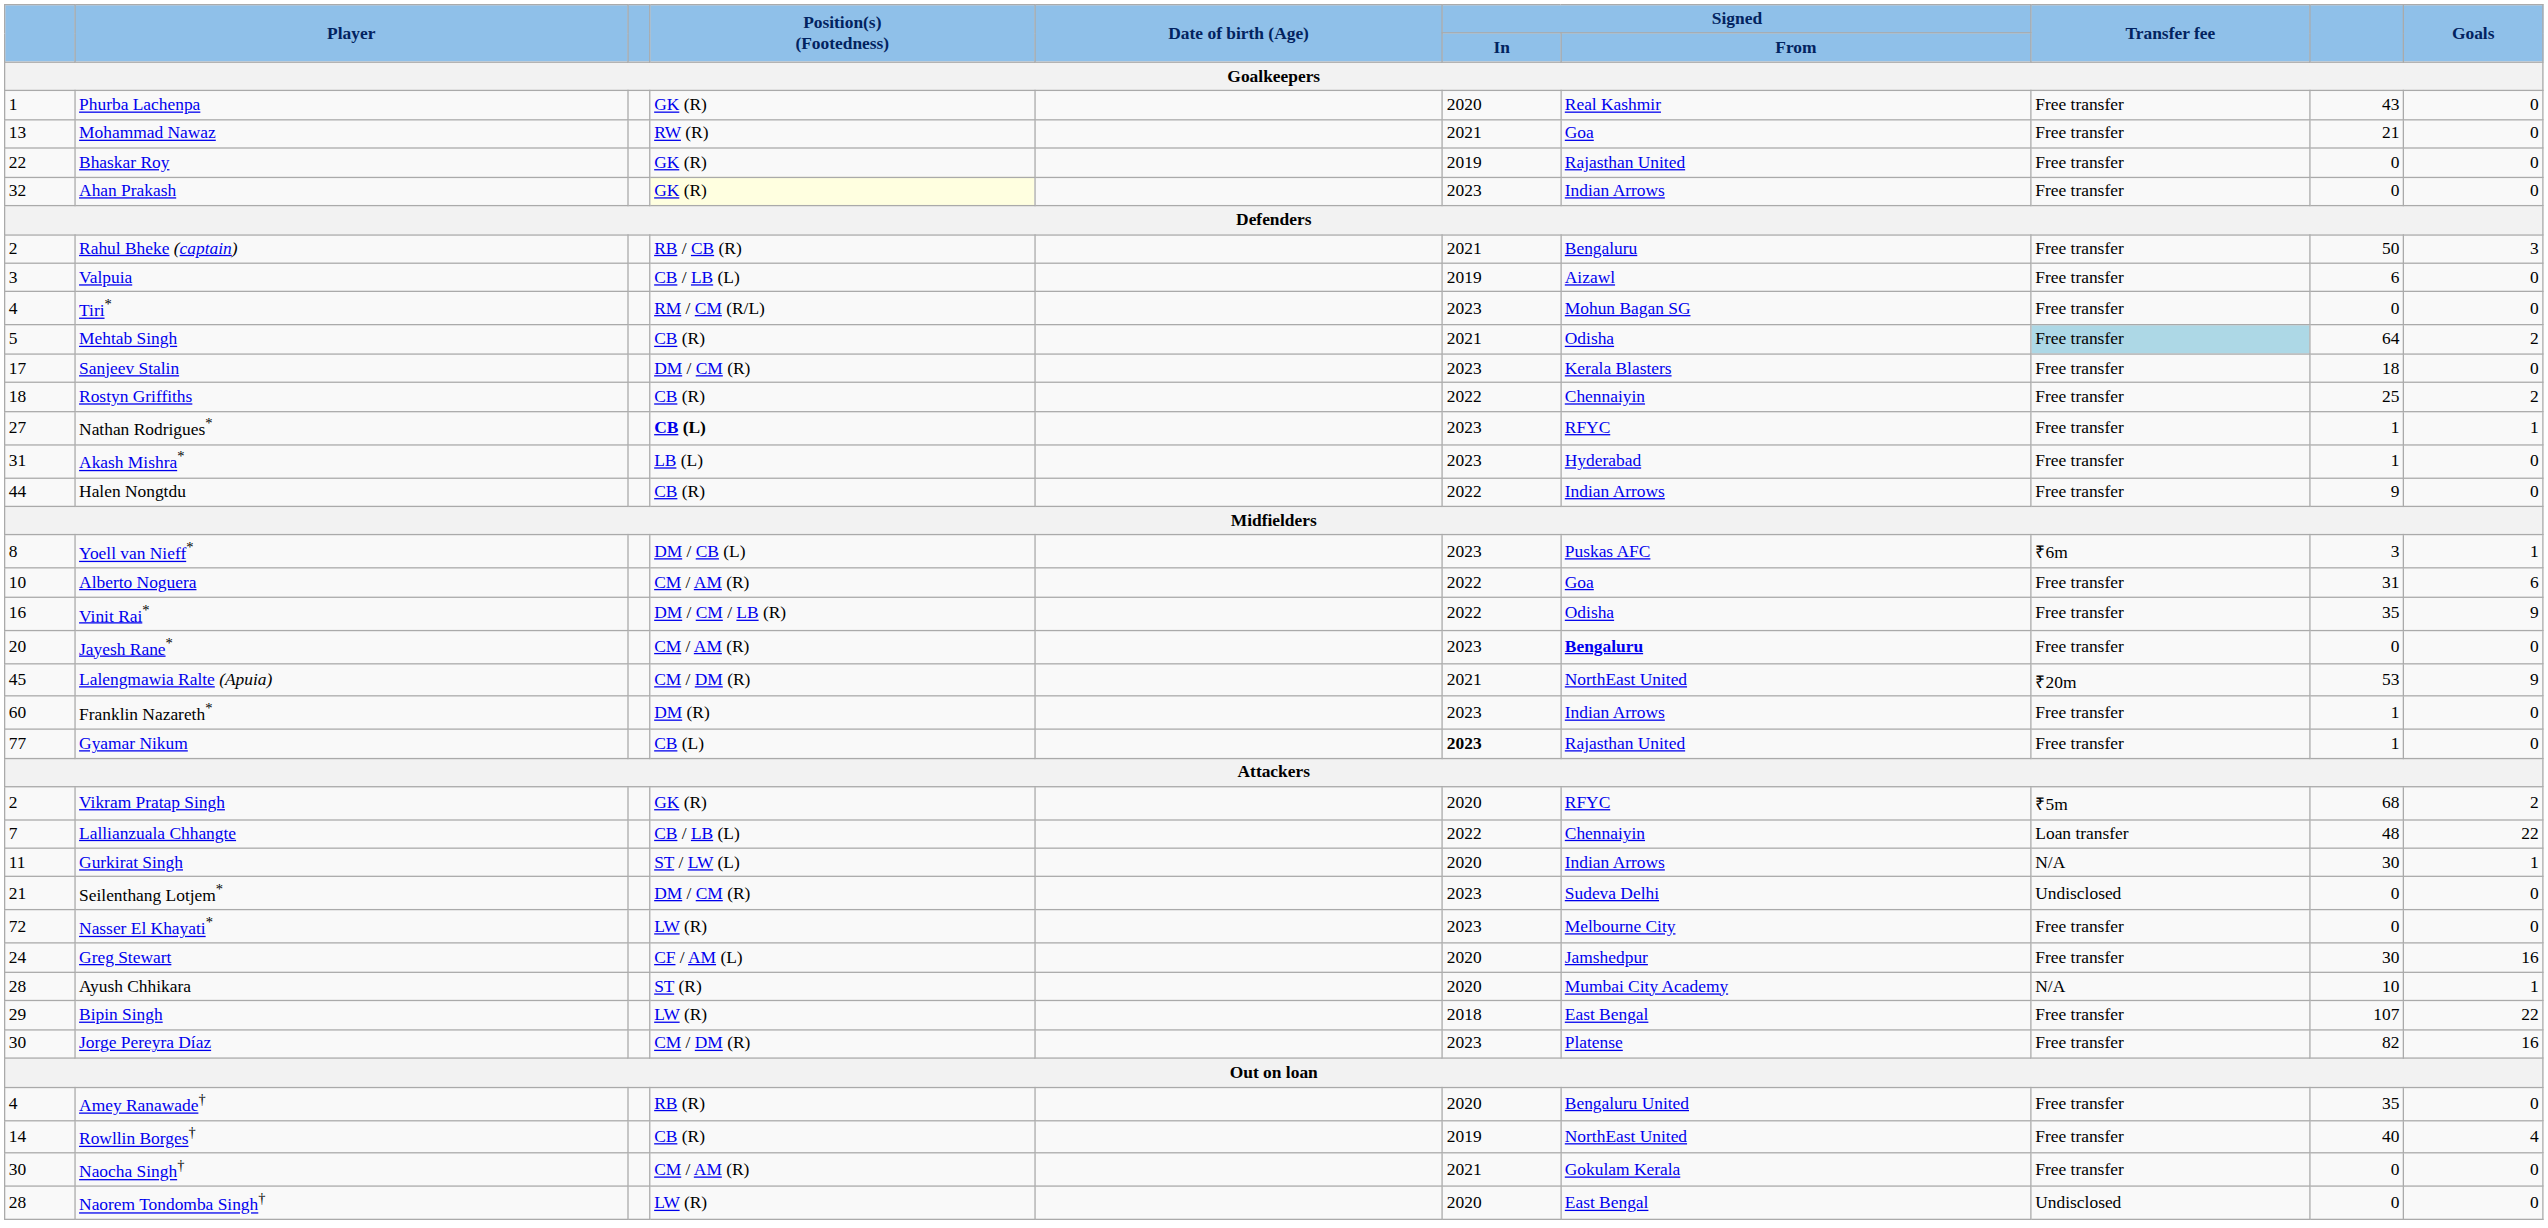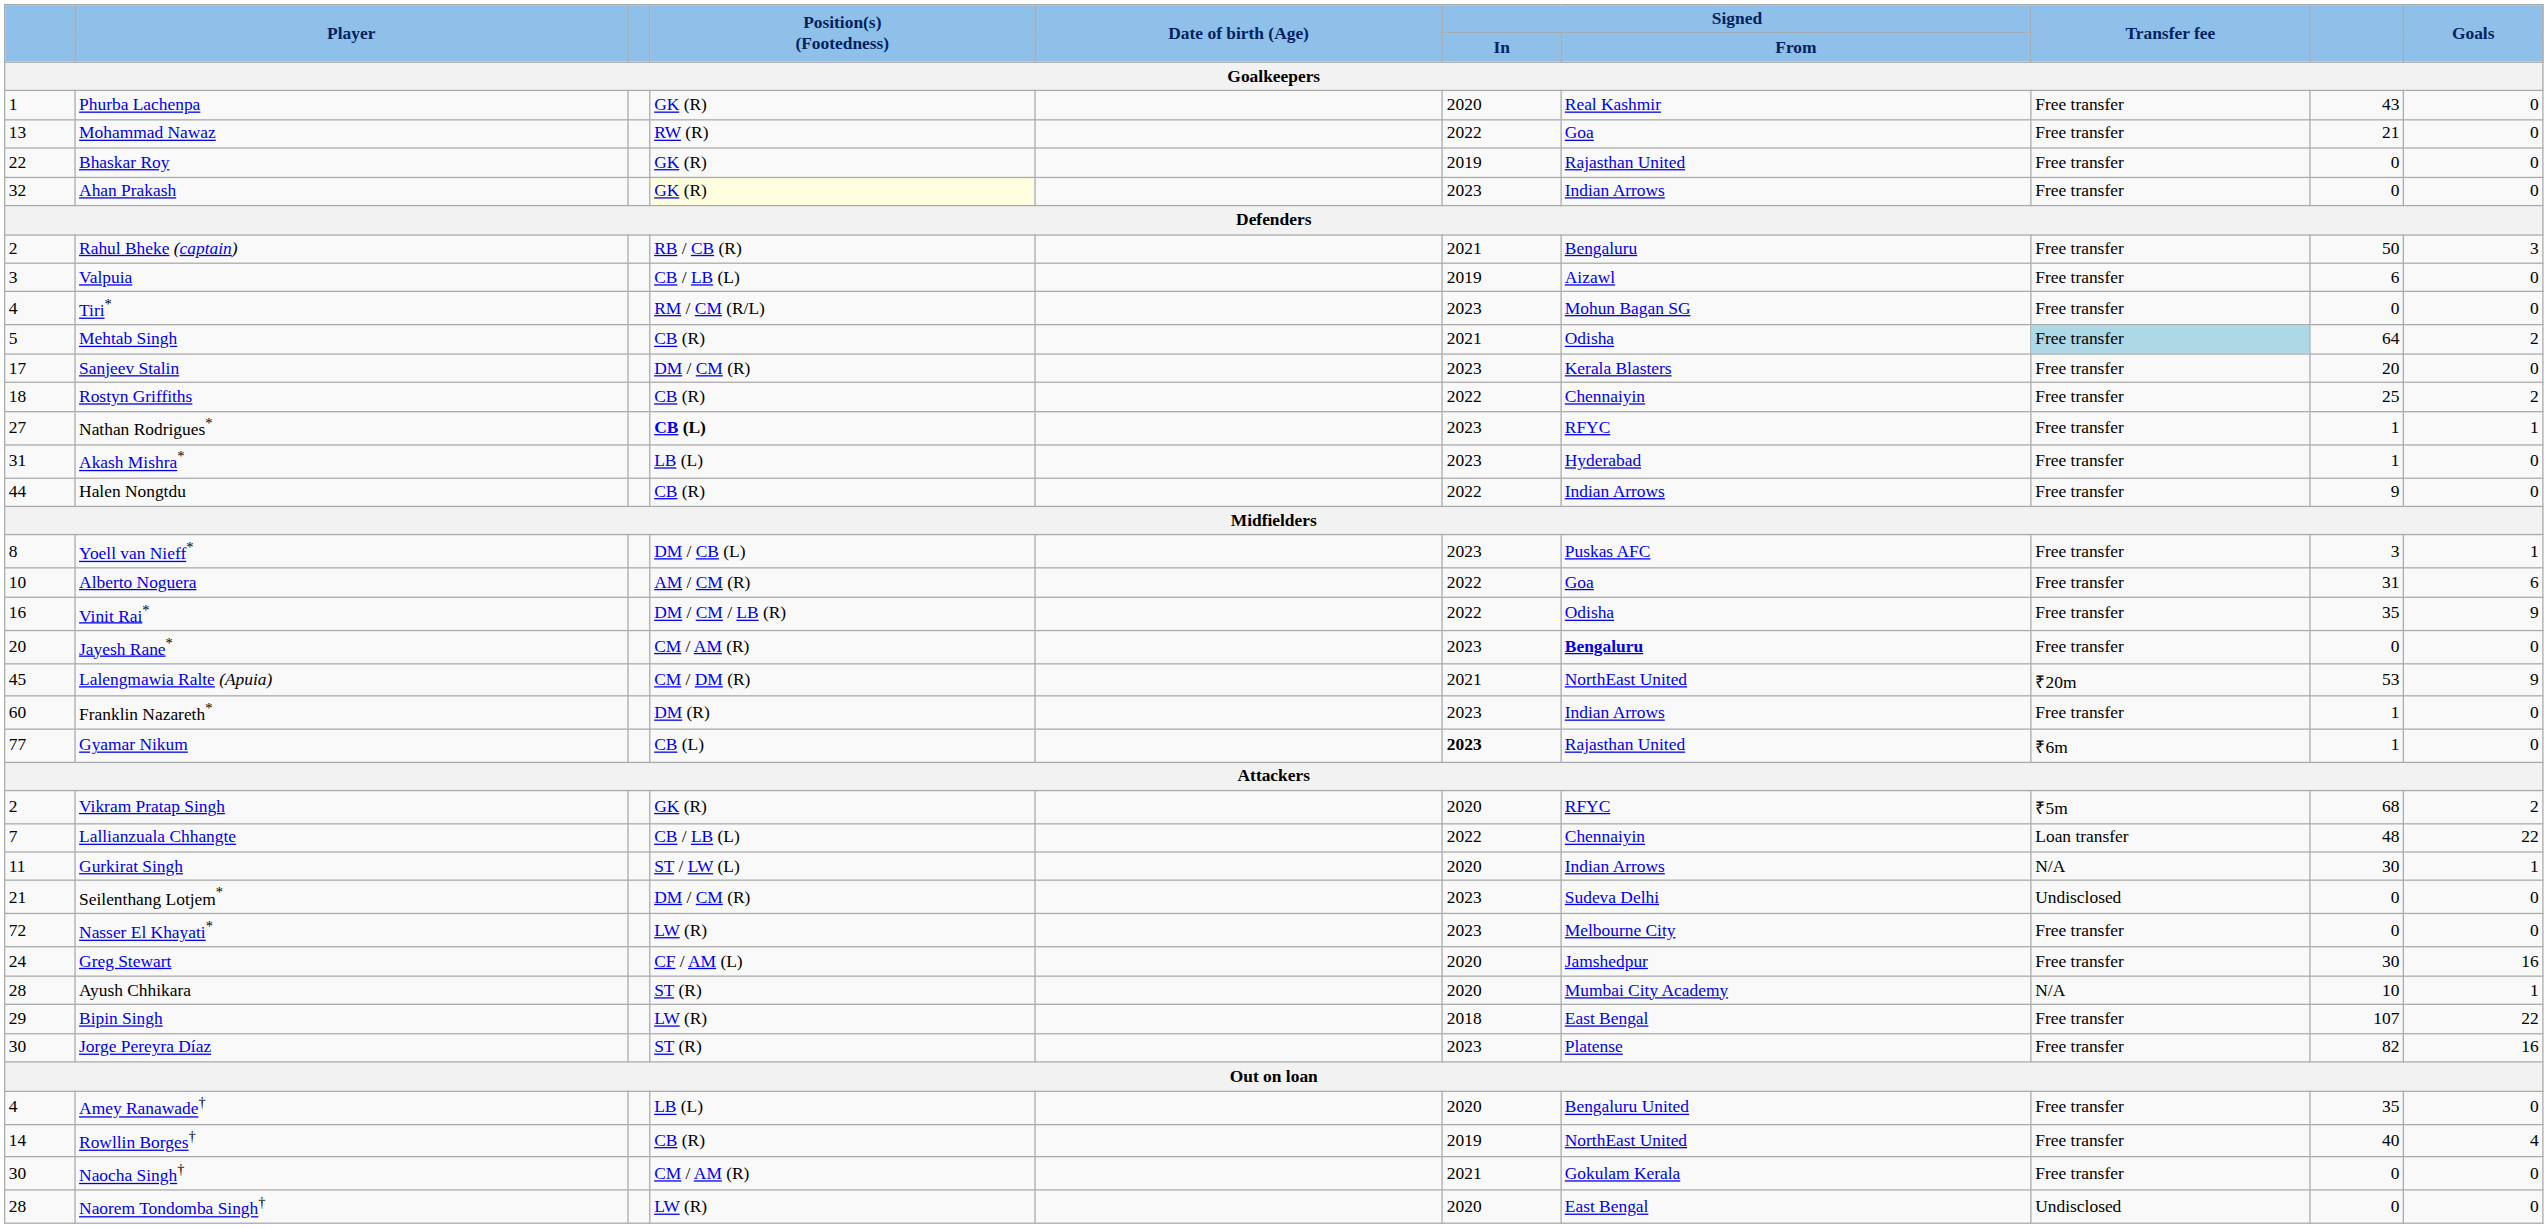(1464, 133) 2021 -> (1464, 133) 2022
(2391, 367) 18 -> (2391, 367) 20
(2052, 553) ₹6m -> (2080, 551) Free transfer
(702, 582) CM / AM (R) -> (702, 582) AM / CM (R)
(2080, 743) Free transfer -> (2052, 747) ₹6m
(702, 1043) CM / DM (R) -> (678, 1047) ST (R)
(680, 1102) RB (R) -> (679, 1106) LB (L)
